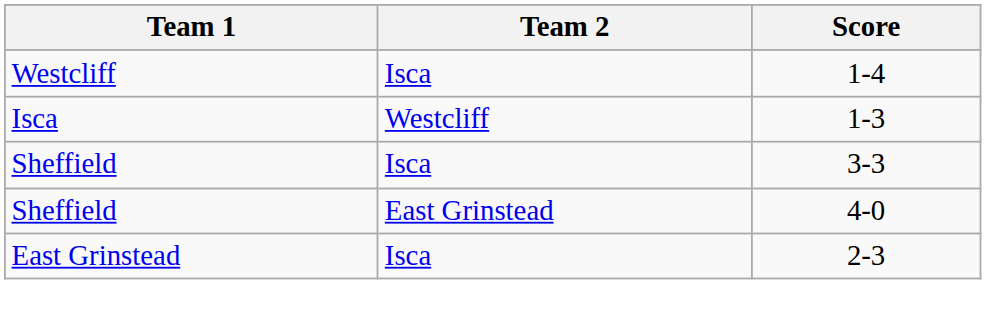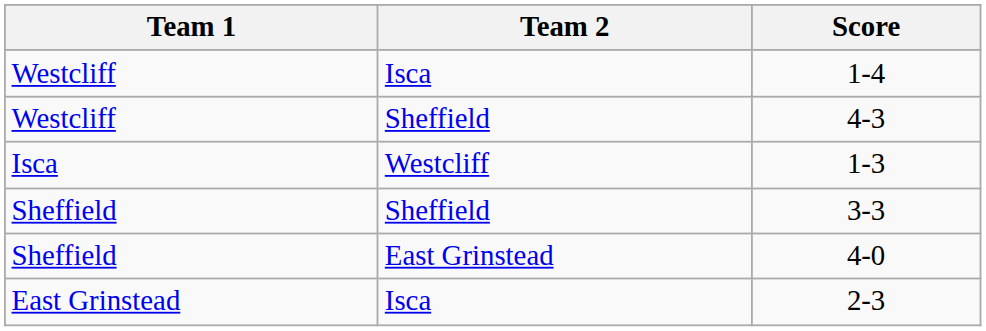+ row: (866, 118)
(408, 164) Isca -> (437, 210) Sheffield
